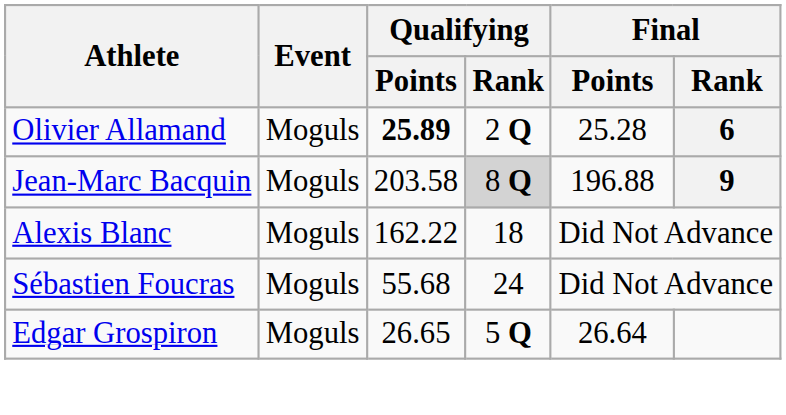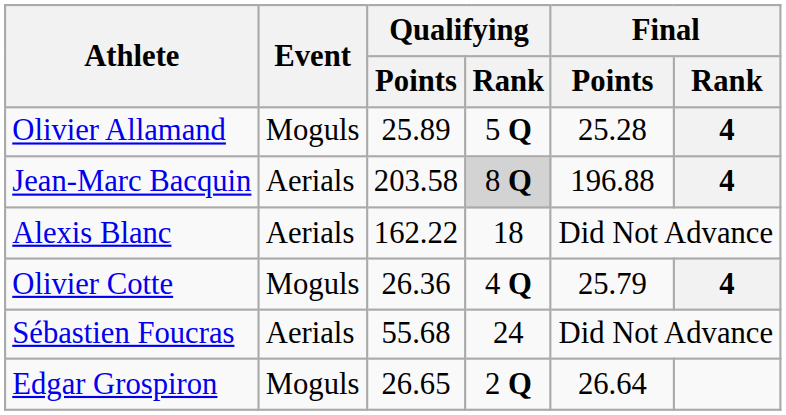(416, 131) bold -> (416, 131) normal
(508, 131) 2 Q -> (508, 131) 5 Q
(727, 131) 6 -> (727, 131) 4
(313, 181) Moguls -> (310, 181) Aerials
(727, 181) 9 -> (727, 181) 4
(313, 232) Moguls -> (310, 232) Aerials
+ row: (93, 283)
(313, 283) Moguls -> (310, 333) Aerials
(508, 333) 5 Q -> (508, 384) 2 Q
